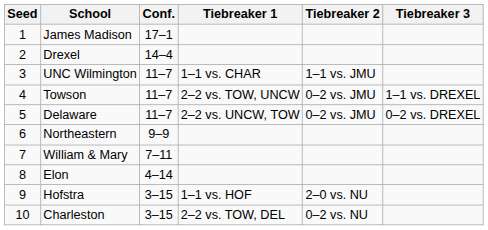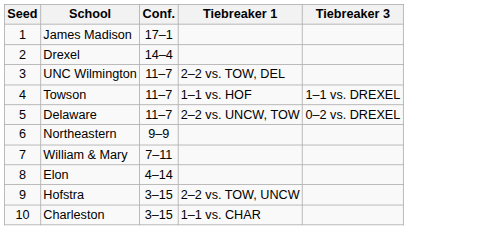- column: (343, 14)
(221, 74) 1–1 vs. CHAR -> (233, 74) 2–2 vs. TOW, DEL
(240, 94) 2–2 vs. TOW, UNCW -> (216, 94) 1–1 vs. HOF
(216, 194) 1–1 vs. HOF -> (240, 194) 2–2 vs. TOW, UNCW
(233, 214) 2–2 vs. TOW, DEL -> (221, 214) 1–1 vs. CHAR
